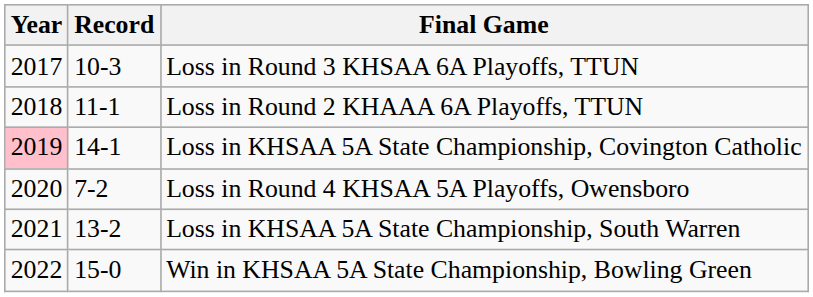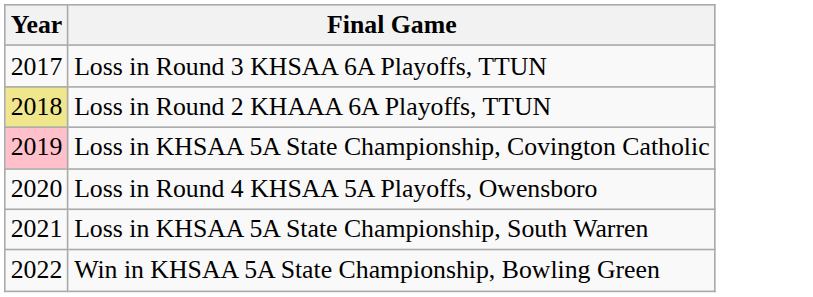- column: (114, 24)
(37, 106) no background -> (37, 106) khaki background
